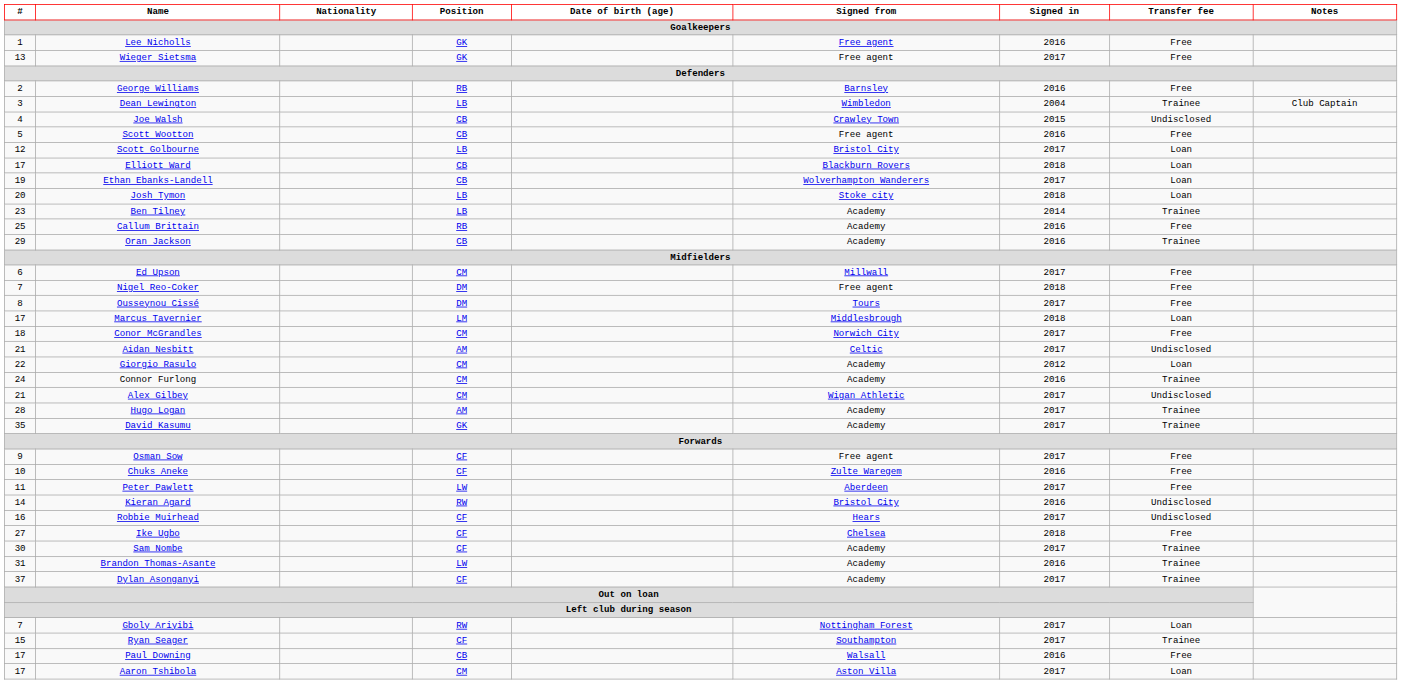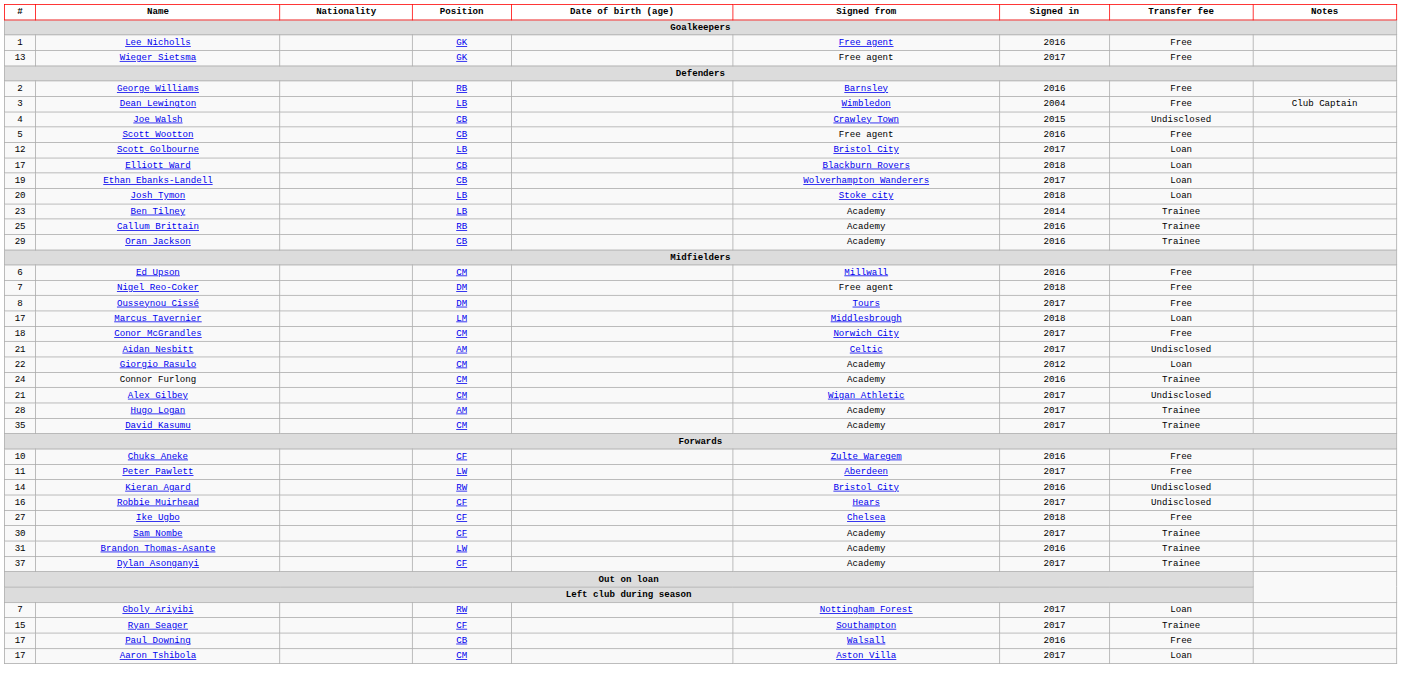(1181, 104) Trainee -> (1181, 104) Free
(1181, 226) Free -> (1181, 226) Trainee
(1054, 272) 2017 -> (1054, 272) 2016
(462, 426) GK -> (462, 426) CM
- row: (158, 456)
